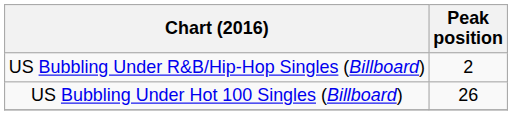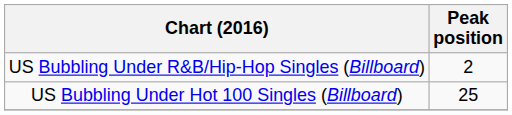(468, 95) 26 -> (468, 95) 25
